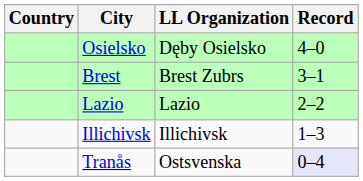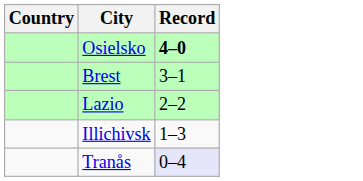- column: (224, 18)
(311, 47) normal -> (173, 47) bold
